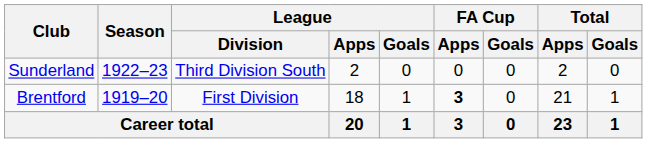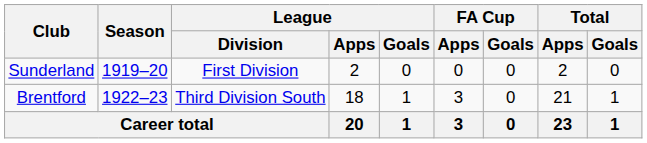(135, 71) 1922–23 -> (135, 71) 1919–20
(250, 71) Third Division South -> (250, 71) First Division
(135, 97) 1919–20 -> (135, 97) 1922–23
(250, 97) First Division -> (250, 97) Third Division South
(458, 97) bold -> (458, 97) normal
